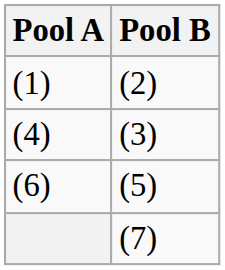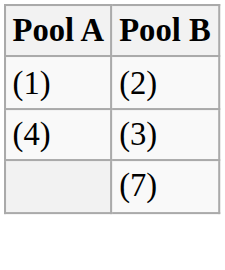- row: (32, 185)
